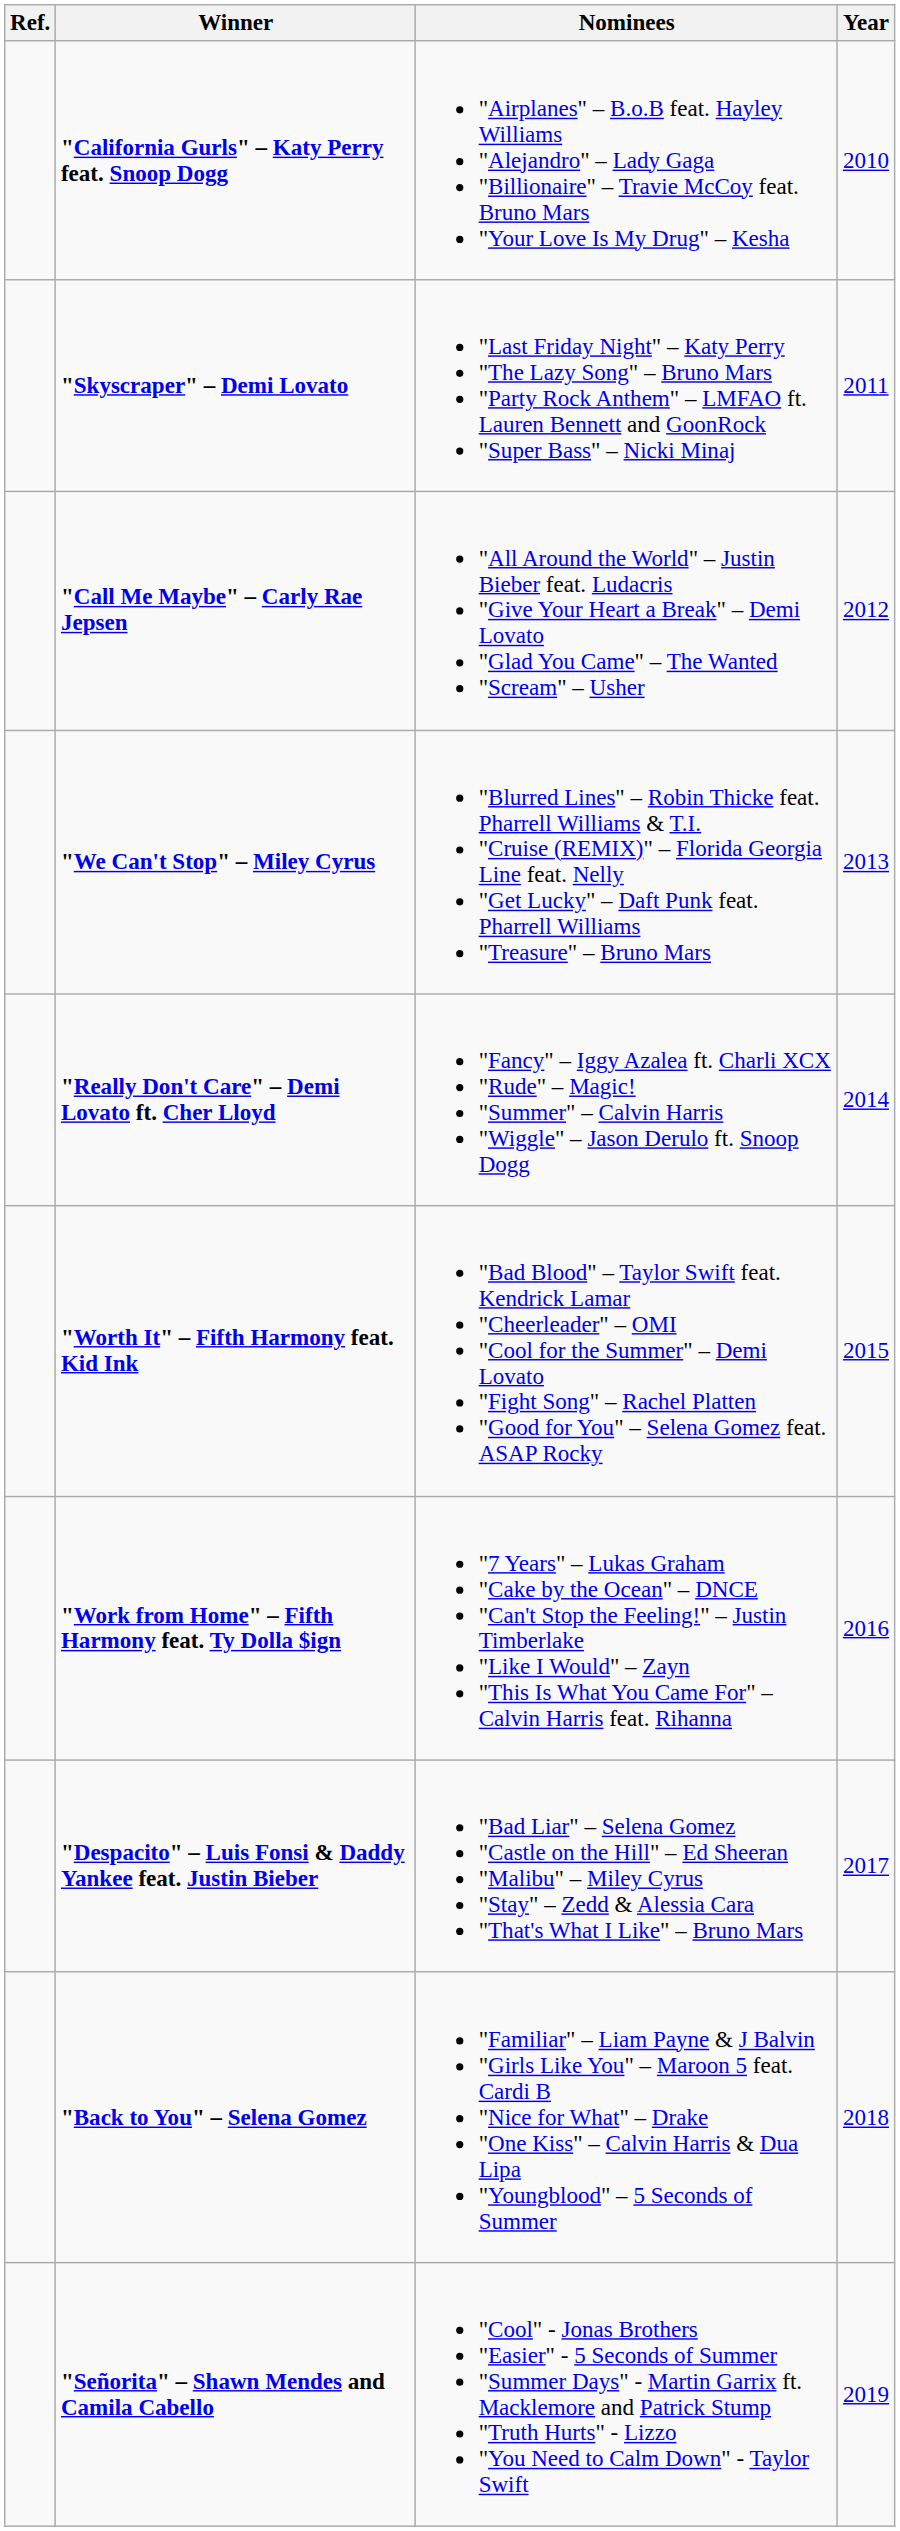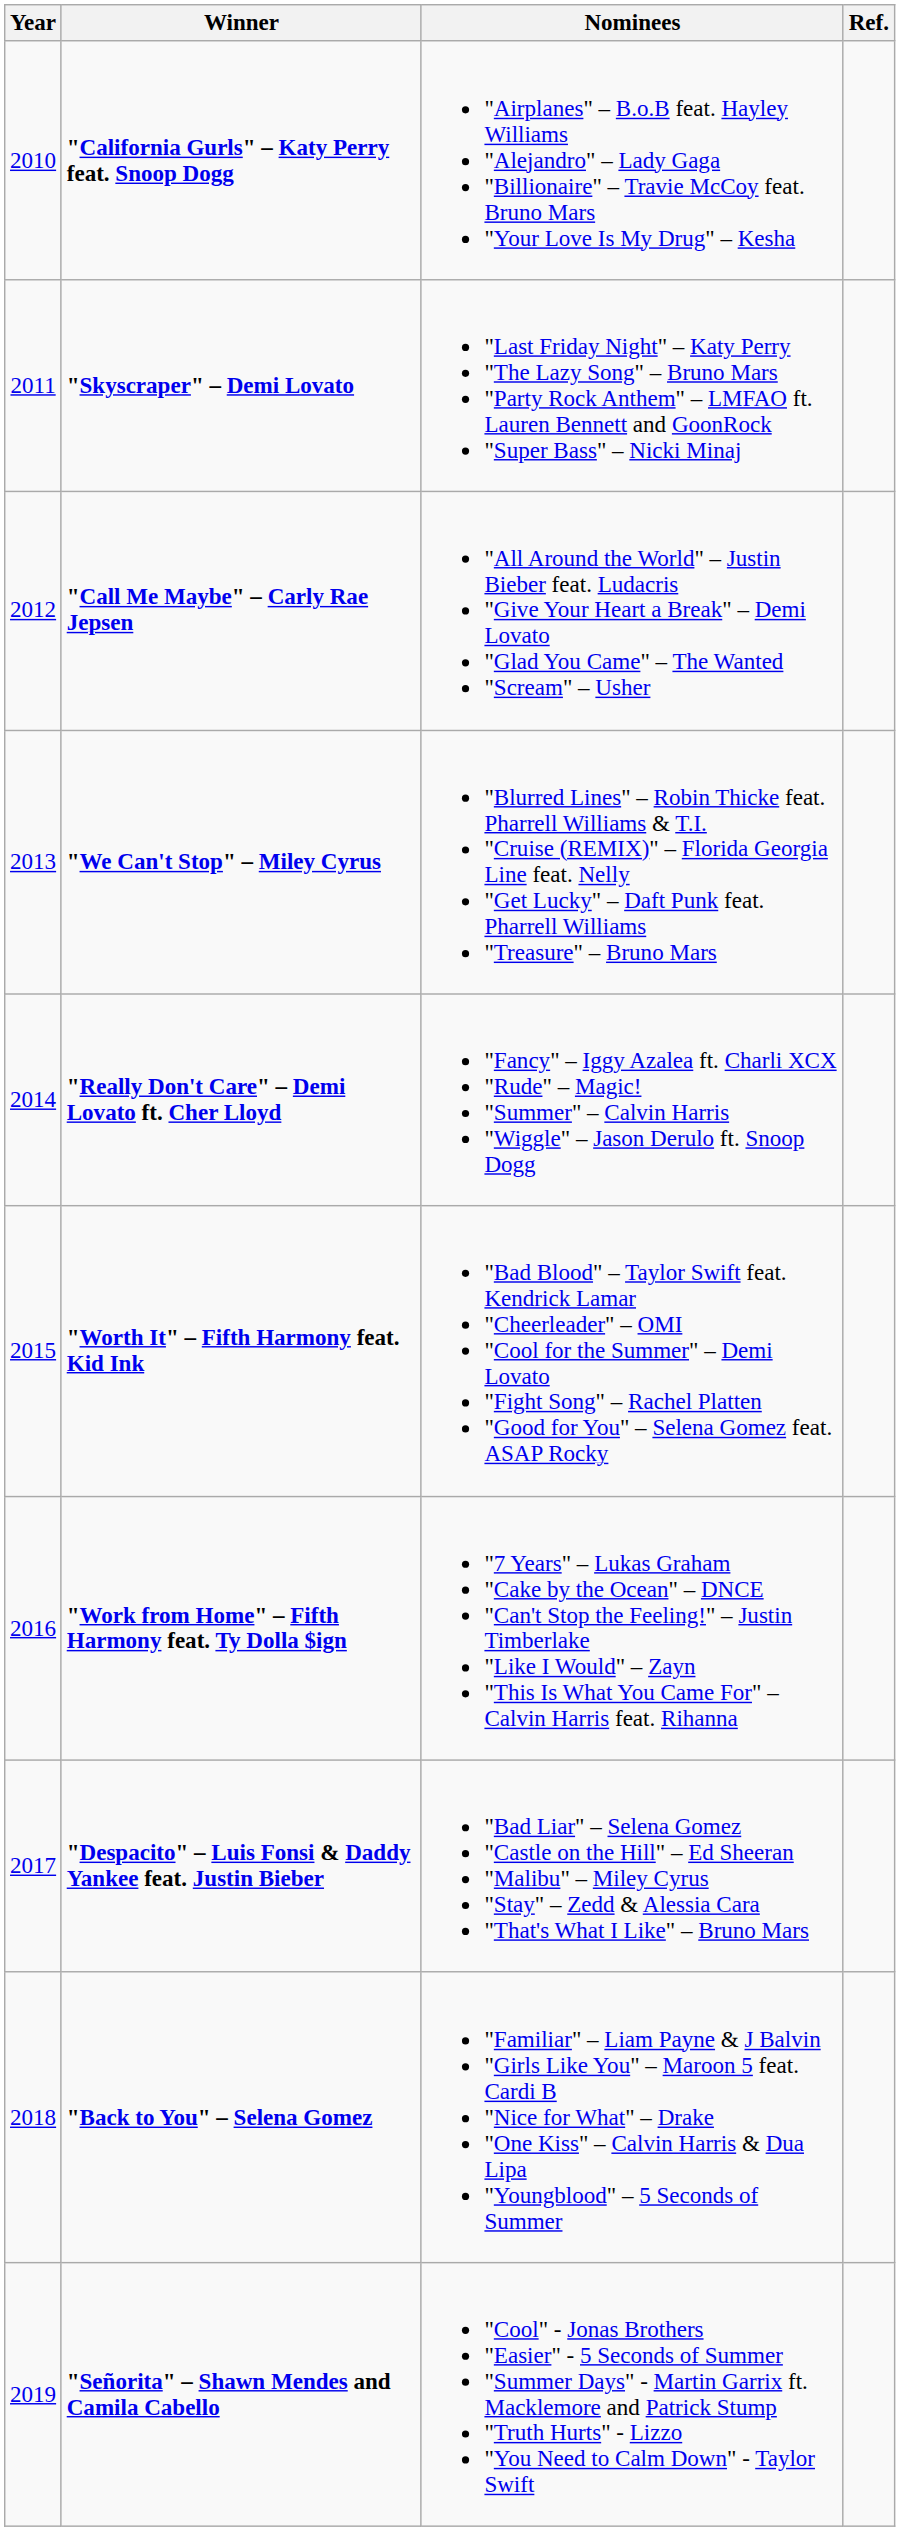columns swapped: (866, 22) <-> (30, 22)
